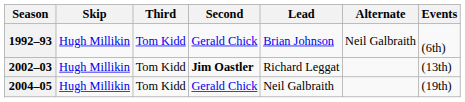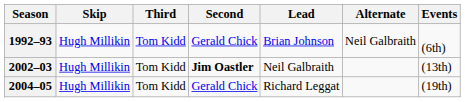(301, 67) Richard Leggat -> (299, 67) Neil Galbraith
(299, 86) Neil Galbraith -> (301, 86) Richard Leggat
